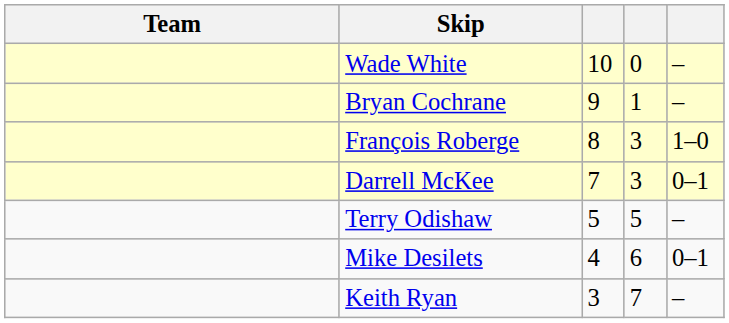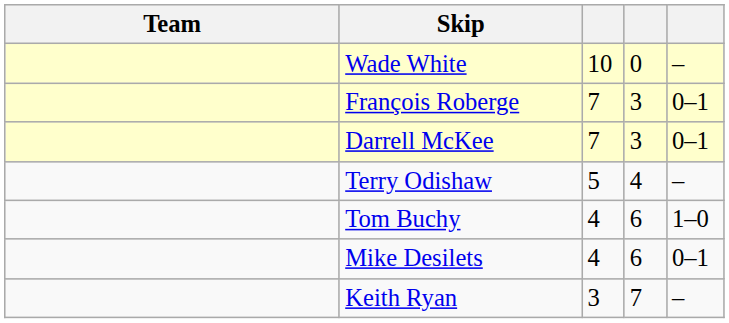- row: (426, 102)
(594, 141) 8 -> (594, 102) 7
(690, 141) 1–0 -> (690, 102) 0–1
(636, 219) 5 -> (636, 180) 4
+ row: (403, 219)
